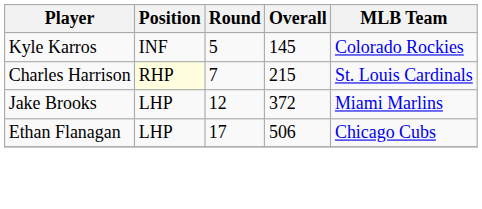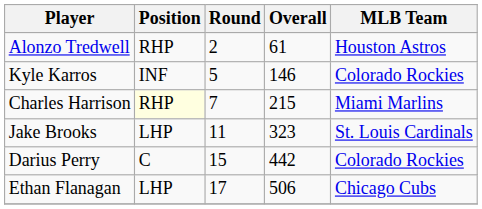+ row: (69, 47)
(282, 47) 145 -> (282, 75) 146
(404, 75) St. Louis Cardinals -> (389, 103) Miami Marlins
(218, 103) 12 -> (218, 132) 11
(282, 103) 372 -> (282, 132) 323
(389, 103) Miami Marlins -> (404, 132) St. Louis Cardinals
+ row: (54, 160)
